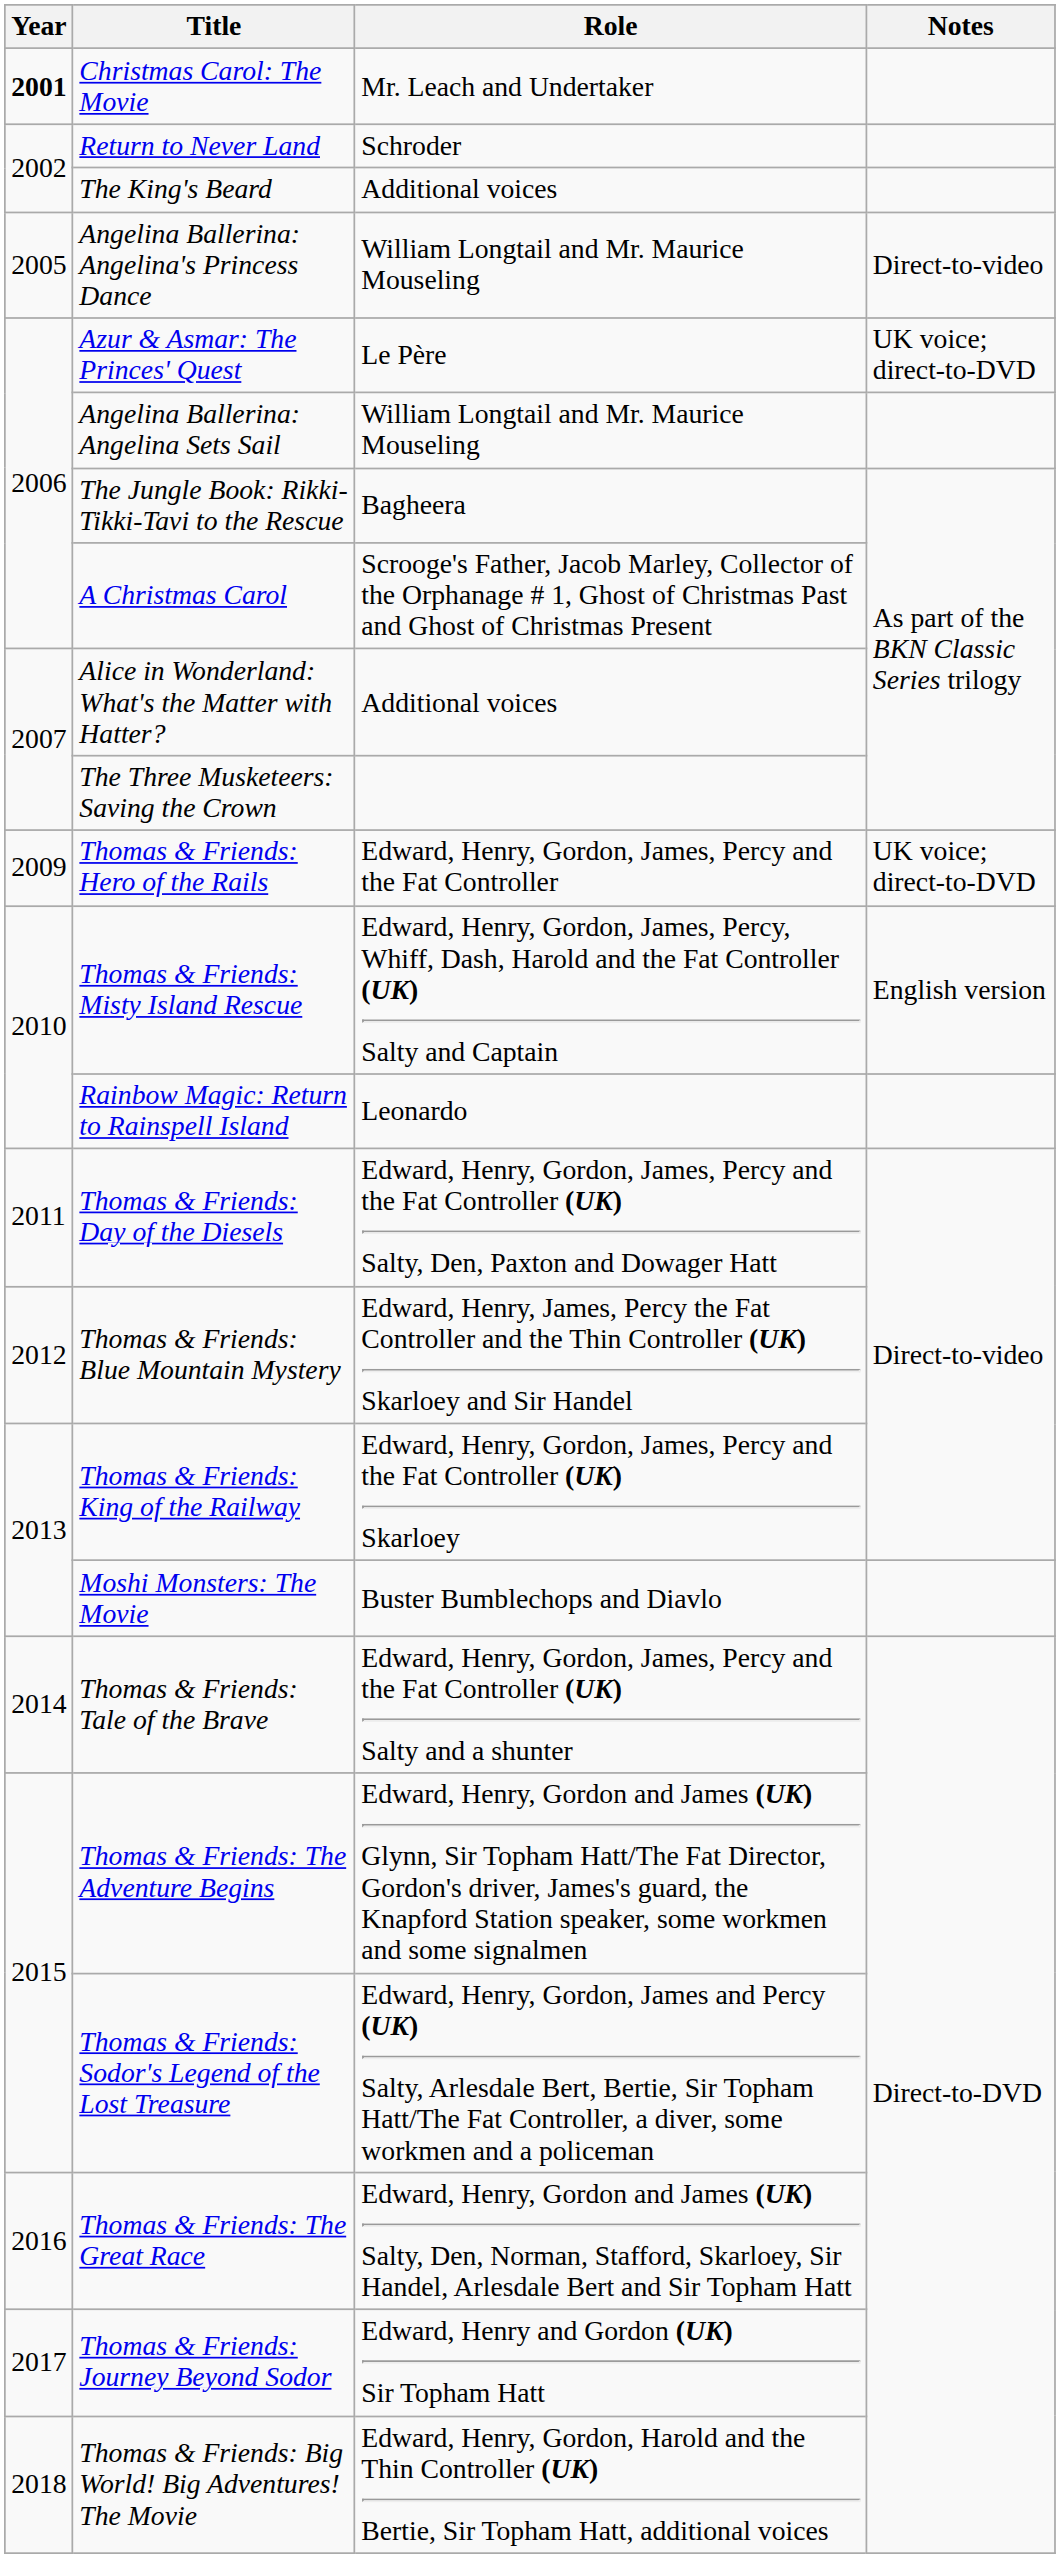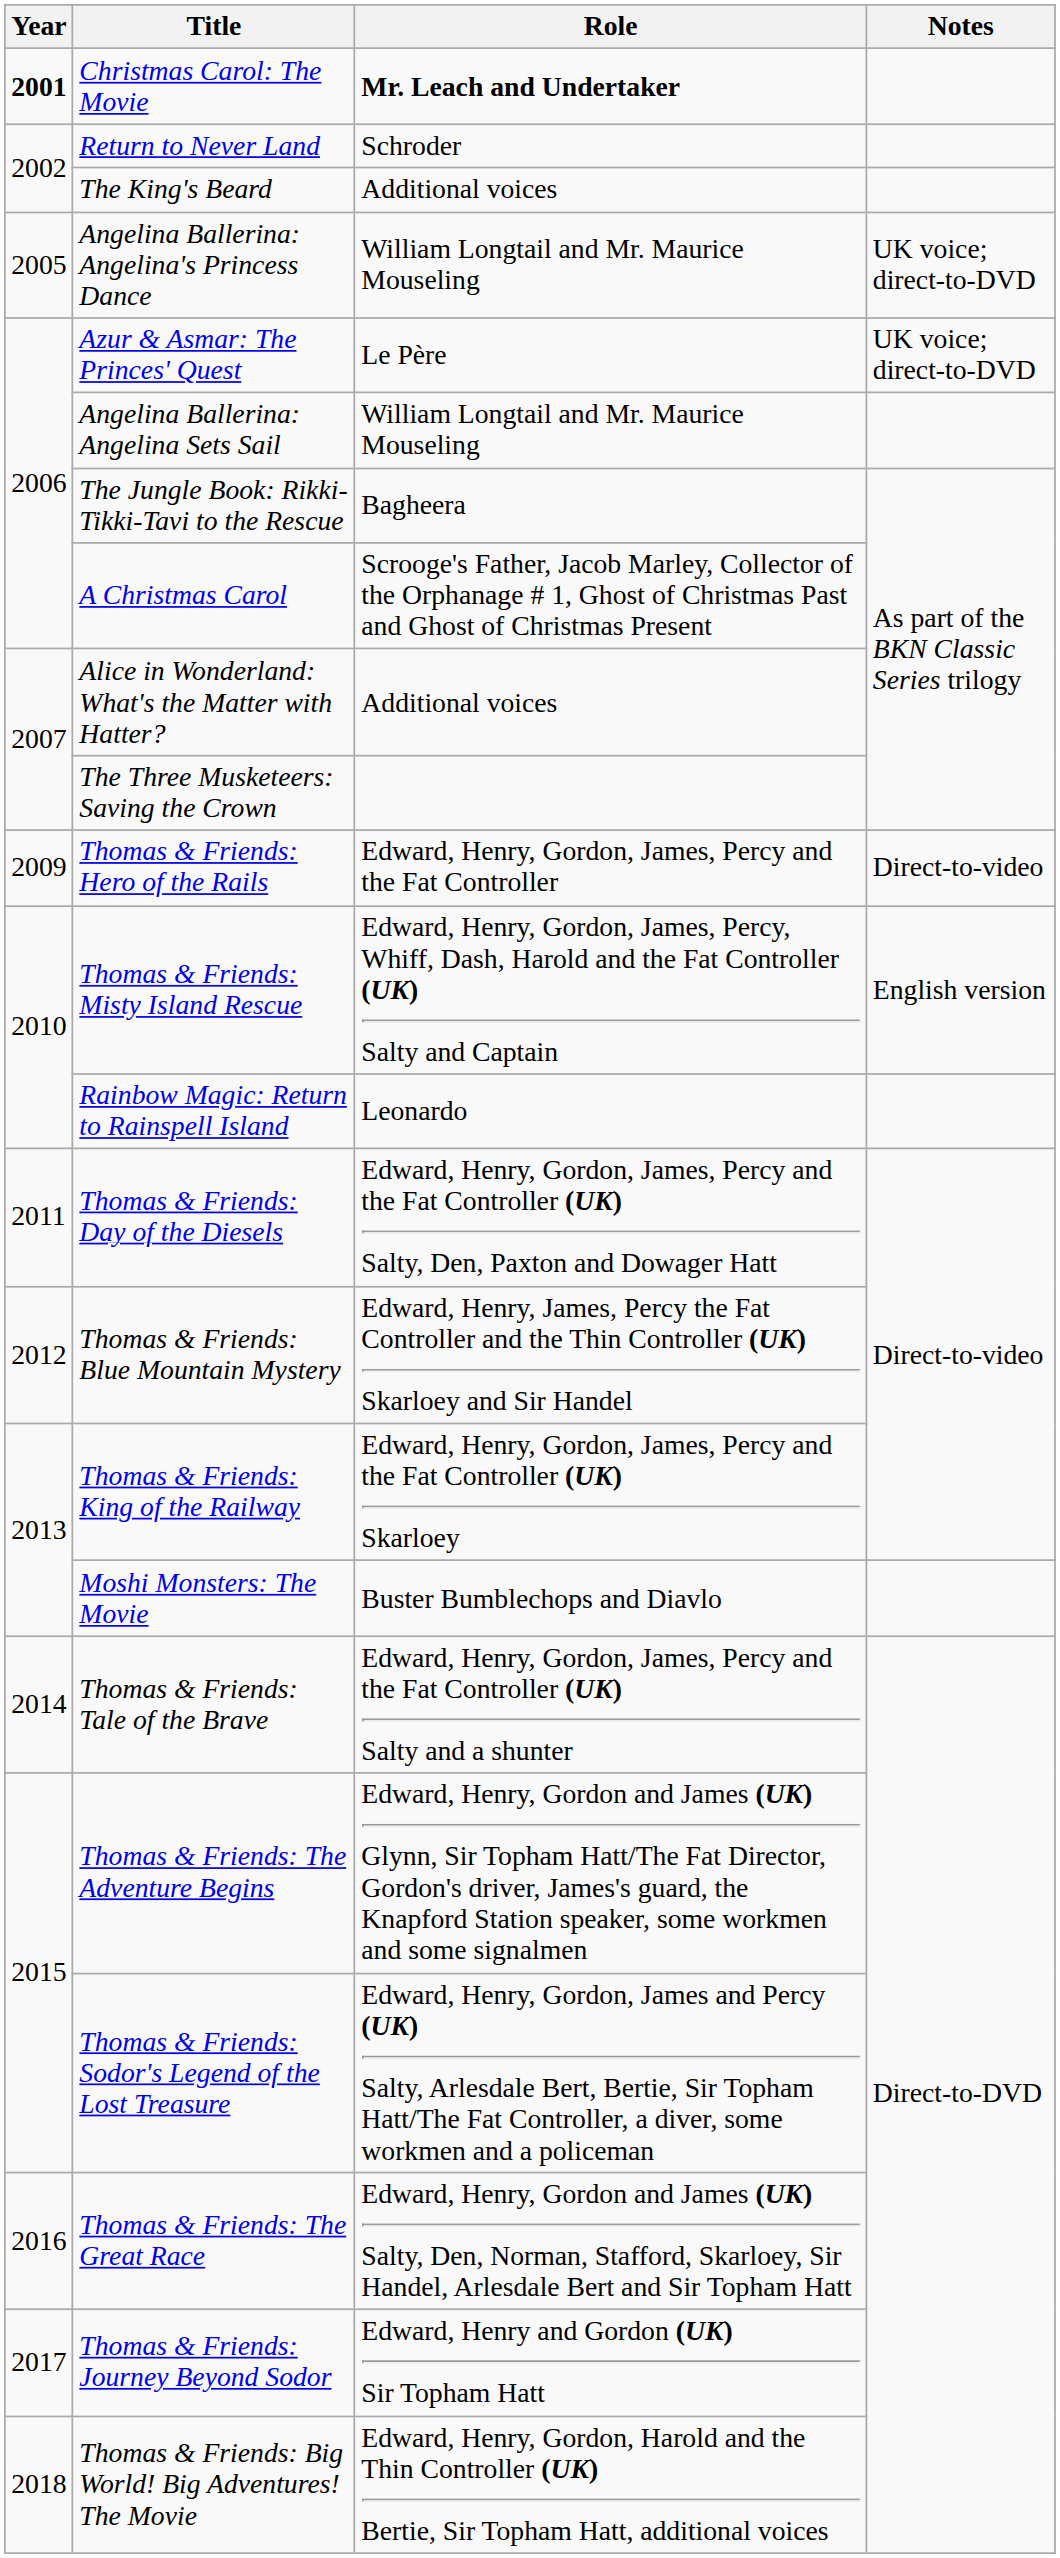(507, 85) normal -> (521, 85) bold
(958, 264) Direct-to-video -> (954, 264) UK voice; direct-to-DVD
(954, 867) UK voice; direct-to-DVD -> (958, 867) Direct-to-video
